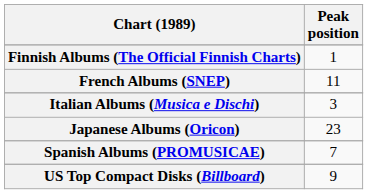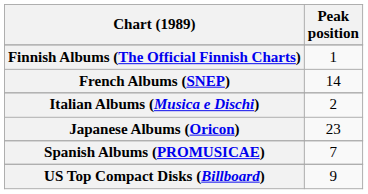(333, 81) 11 -> (333, 81) 14
(333, 104) 3 -> (333, 104) 2
